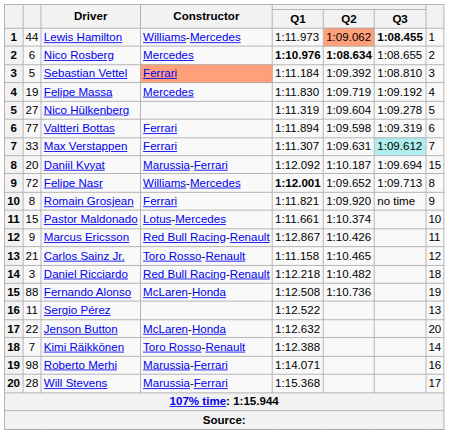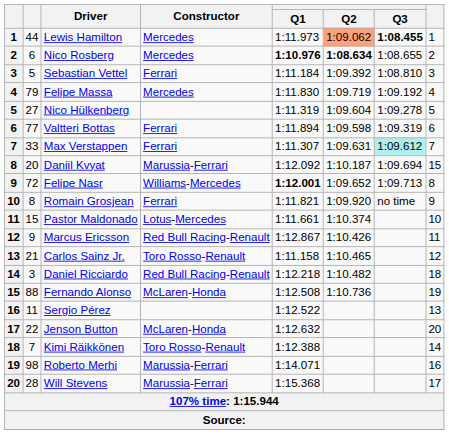(192, 37) Williams-Mercedes -> (168, 37) Mercedes
(160, 73) lightsalmon background -> (160, 73) no background
(32, 91) 19 -> (32, 91) 79
